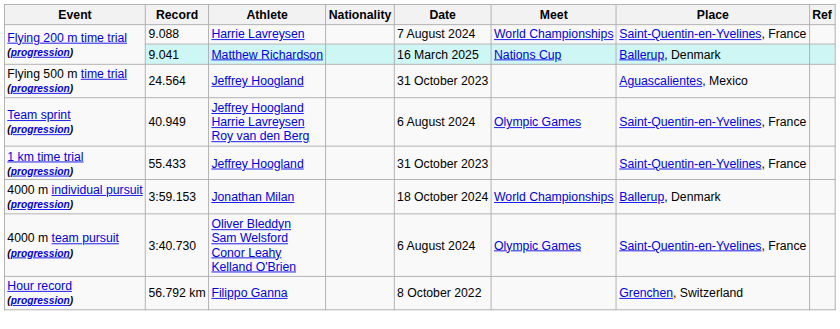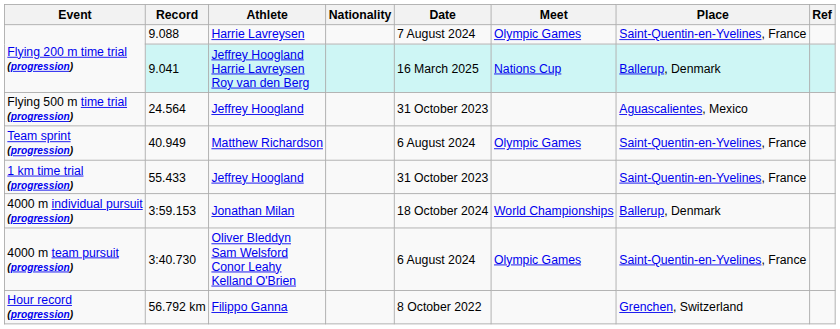(554, 34) World Championships -> (538, 34) Olympic Games
(267, 54) Matthew Richardson -> (260, 68) Jeffrey Hoogland Harrie Lavreysen Roy van den Berg
(260, 122) Jeffrey Hoogland Harrie Lavreysen Roy van den Berg -> (267, 143) Matthew Richardson
